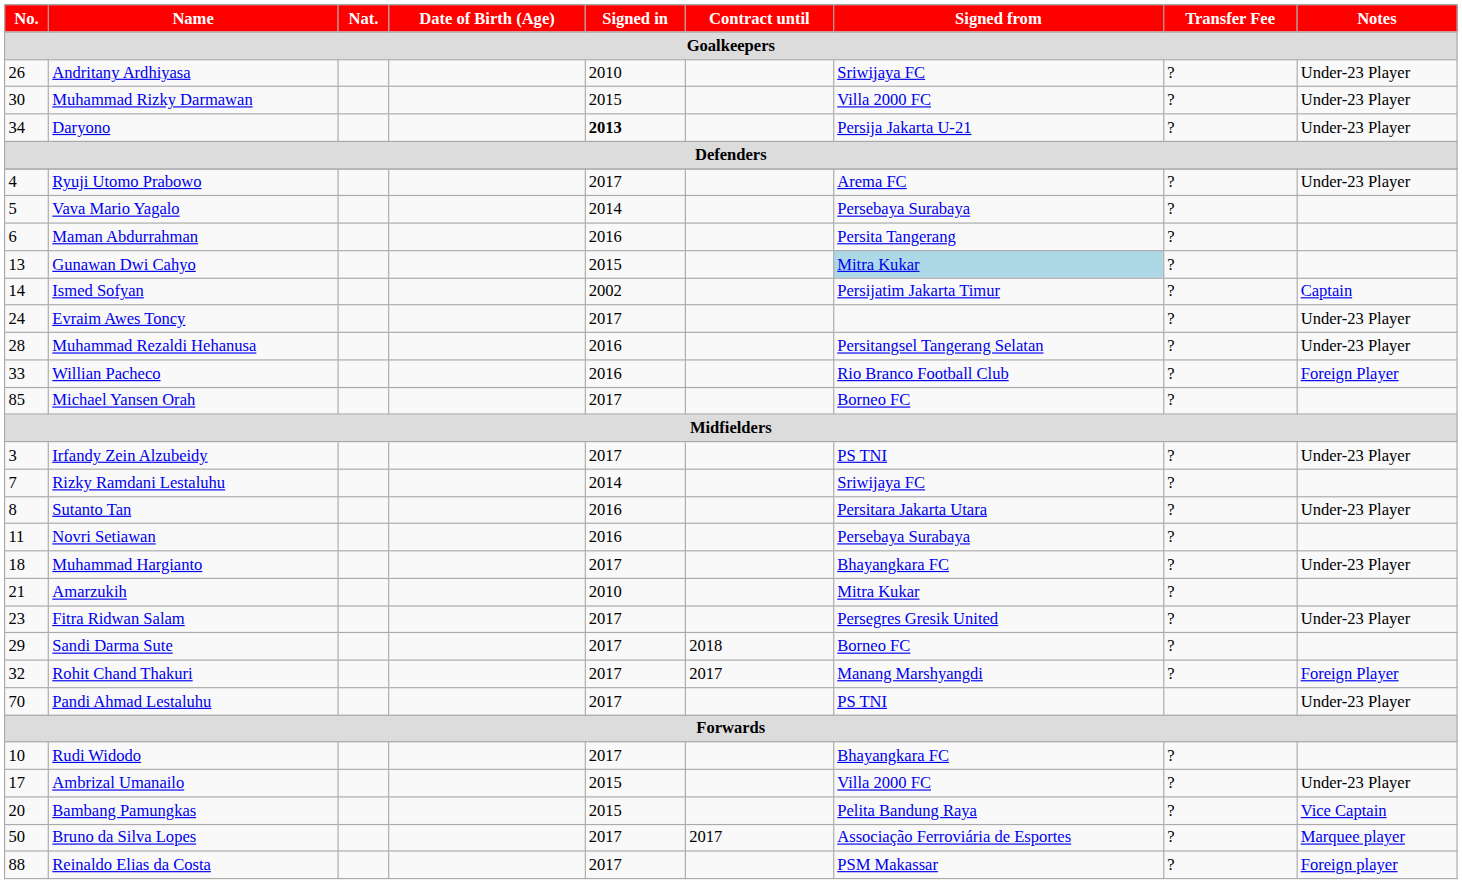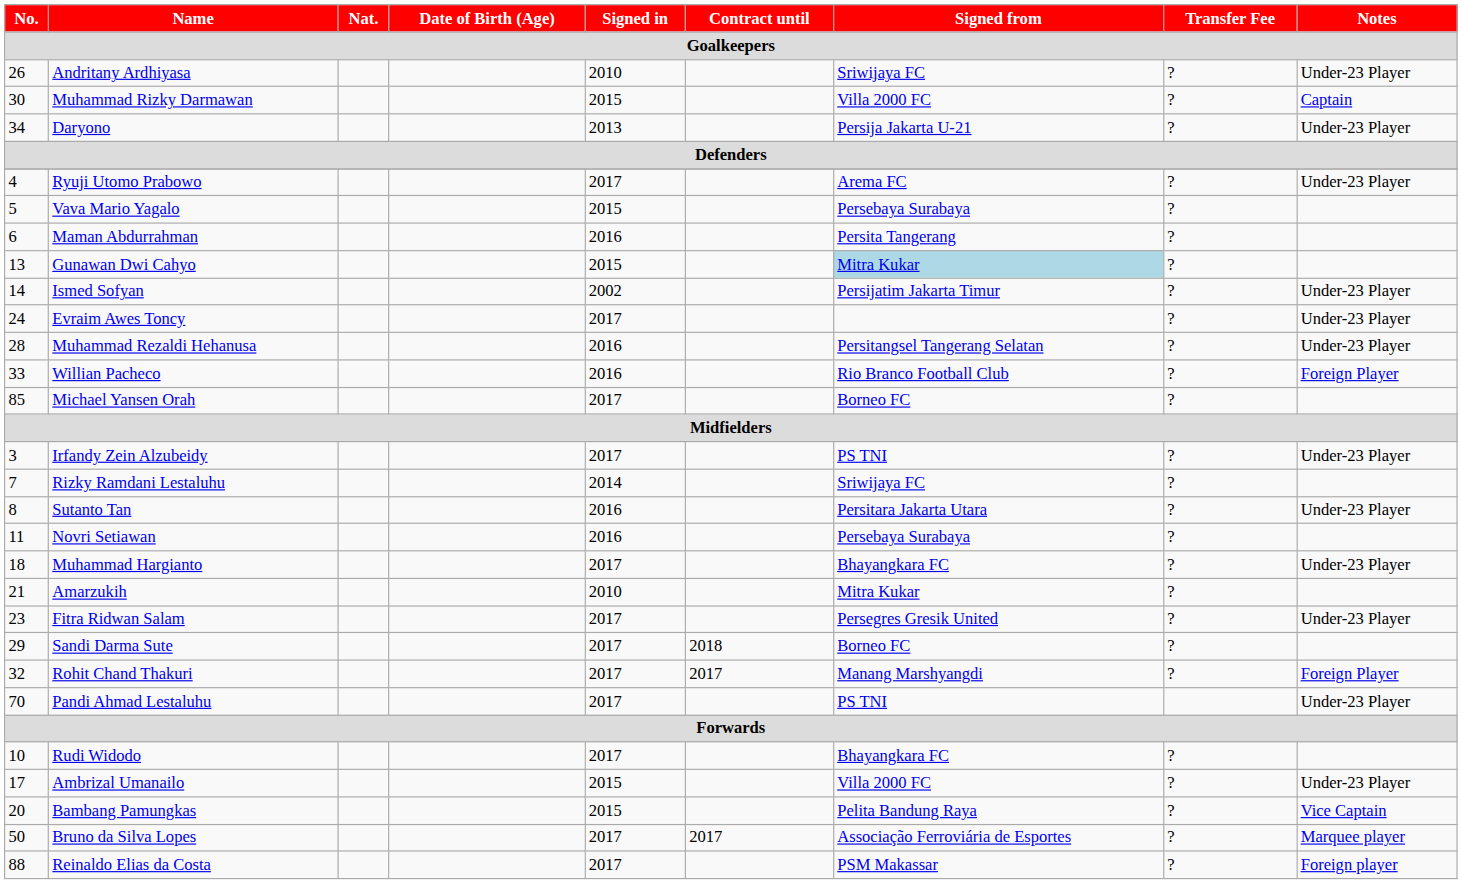(1355, 100) Under-23 Player -> (1326, 100) Captain
(605, 127) bold -> (605, 127) normal
(605, 209) 2014 -> (605, 209) 2015
(1326, 291) Captain -> (1355, 291) Under-23 Player
